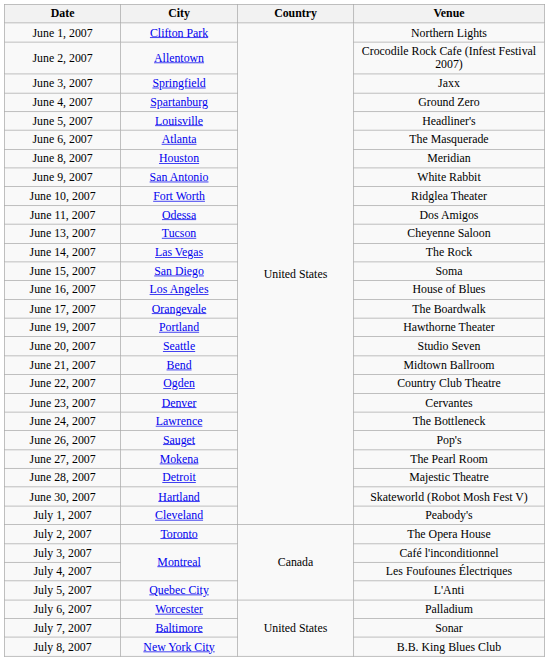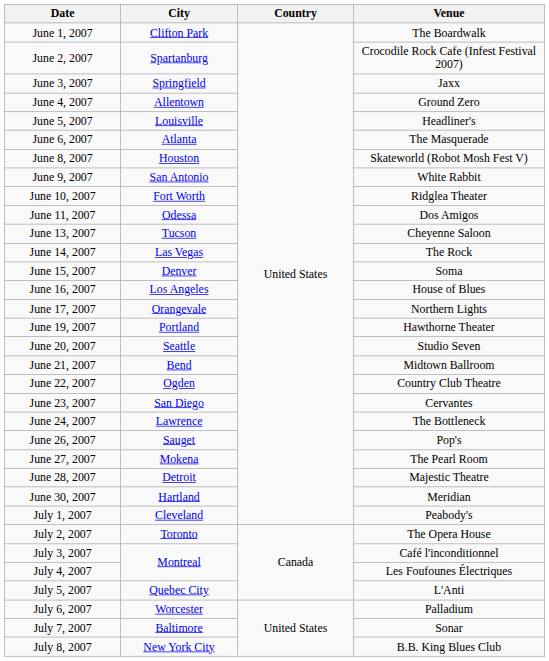(449, 32) Northern Lights -> (449, 32) The Boardwalk
(179, 58) Allentown -> (179, 58) Spartanburg
(179, 102) Spartanburg -> (179, 102) Allentown
(449, 158) Meridian -> (449, 158) Skateworld (Robot Mosh Fest V)
(179, 271) San Diego -> (179, 271) Denver
(449, 308) The Boardwalk -> (449, 308) Northern Lights
(179, 402) Denver -> (179, 402) San Diego
(449, 496) Skateworld (Robot Mosh Fest V) -> (449, 496) Meridian
